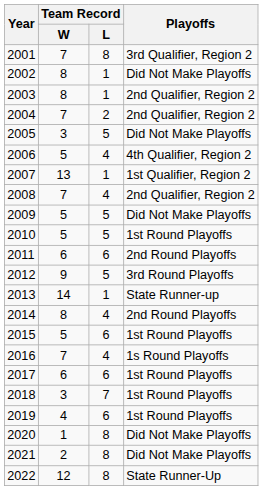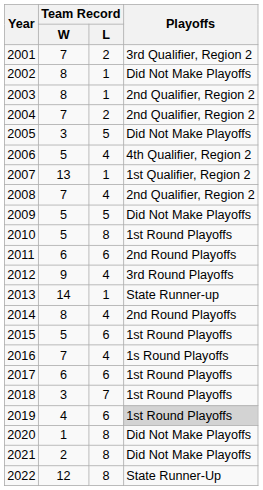(106, 54) 8 -> (106, 54) 2
(106, 235) 5 -> (106, 235) 8
(106, 275) 5 -> (106, 275) 4
(179, 415) no background -> (179, 415) lightgrey background
